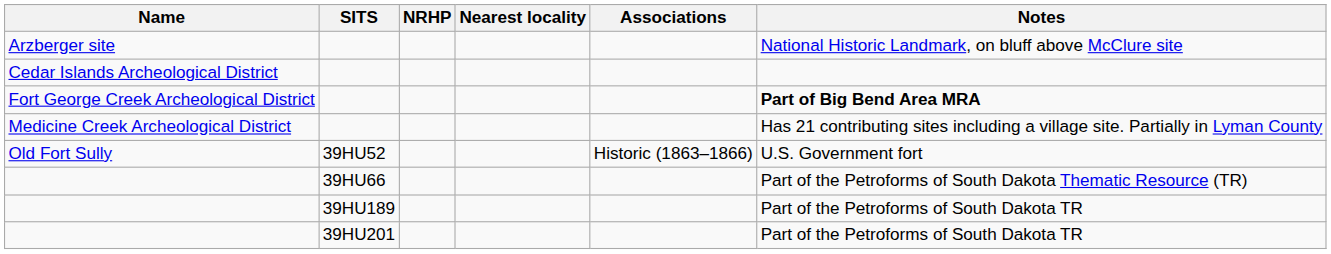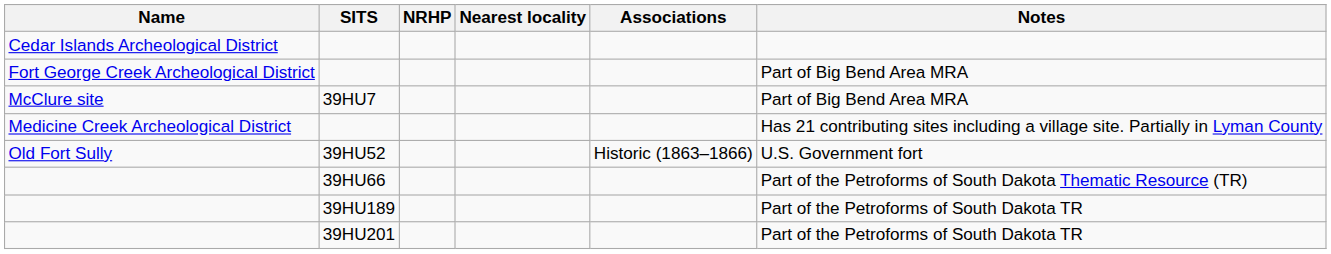- row: (62, 45)
(871, 99) bold -> (864, 72) normal
+ row: (56, 99)
